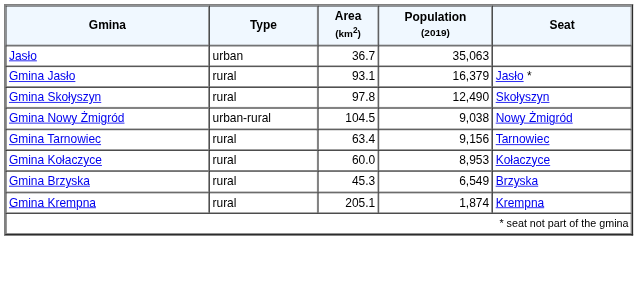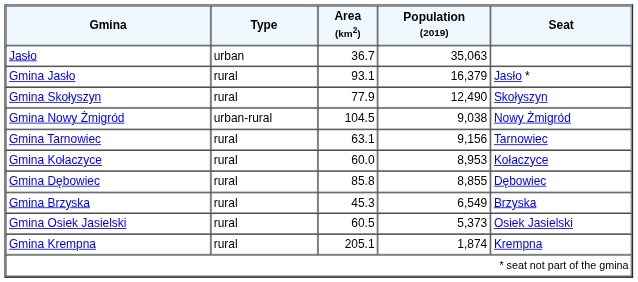(364, 97) 97.8 -> (363, 97) 77.9
(364, 139) 63.4 -> (363, 139) 63.1
+ row: (54, 181)
+ row: (68, 223)
